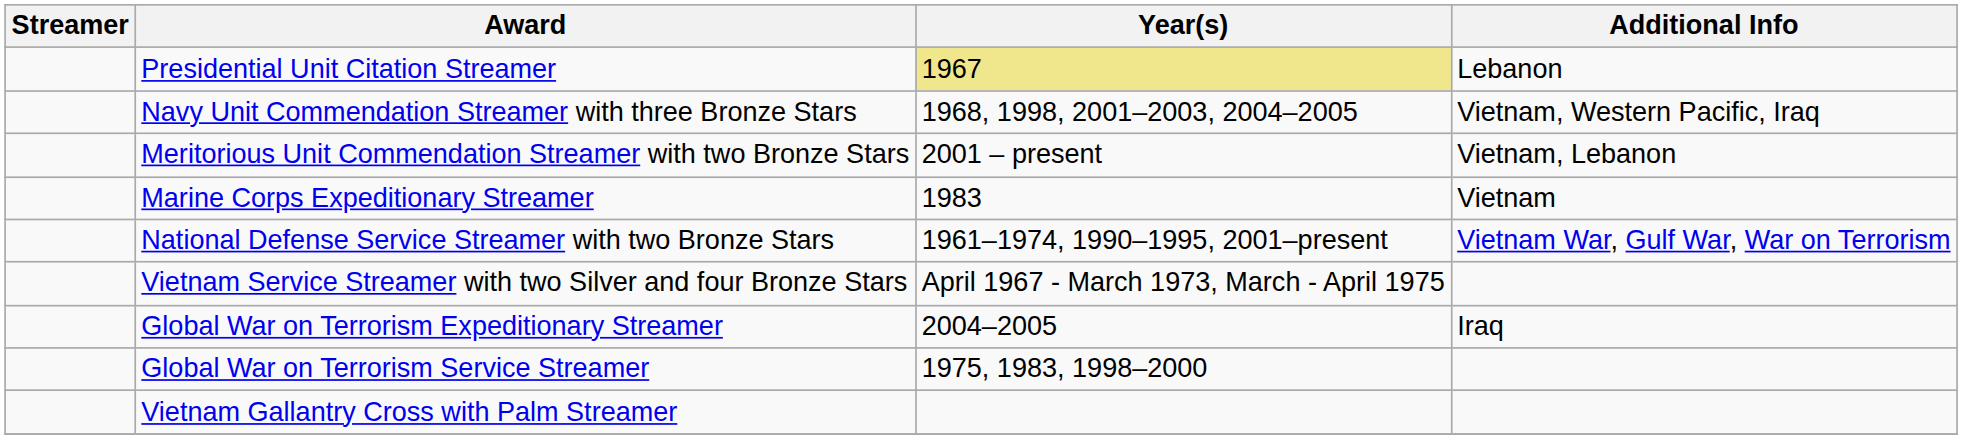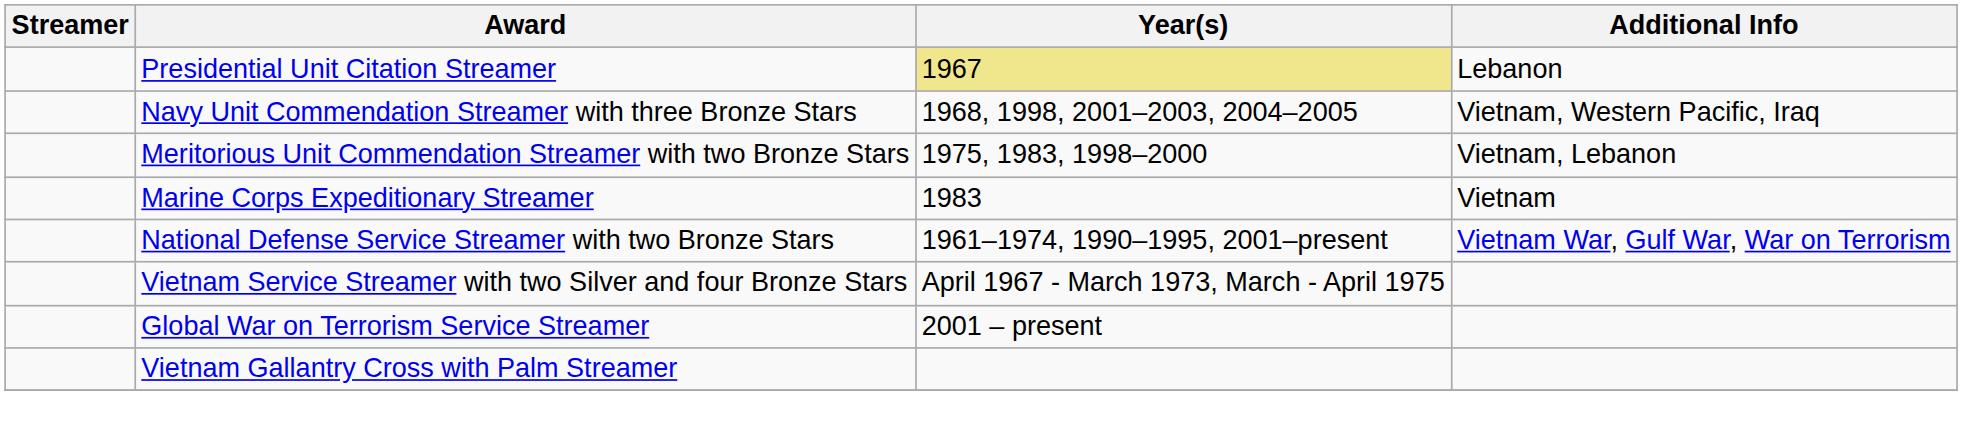(1012, 154) 2001 – present -> (1065, 154) 1975, 1983, 1998–2000
- row: (432, 326)
(1065, 369) 1975, 1983, 1998–2000 -> (1012, 326) 2001 – present
